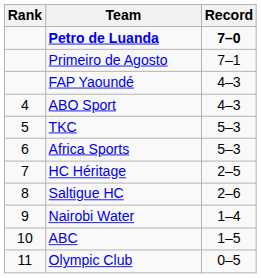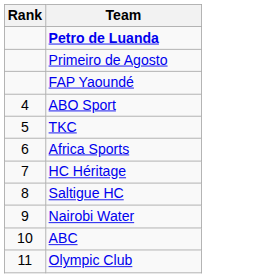- column: (229, 15)
